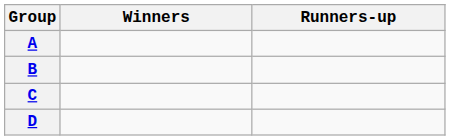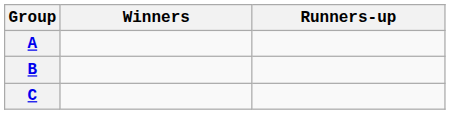- row: (32, 122)
